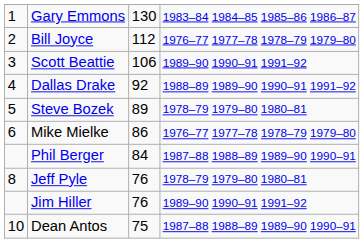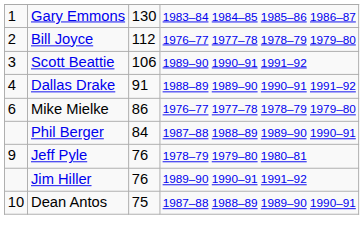(140, 86) 92 -> (140, 86) 91
- row: (72, 109)
(12, 179) 8 -> (12, 156) 9
